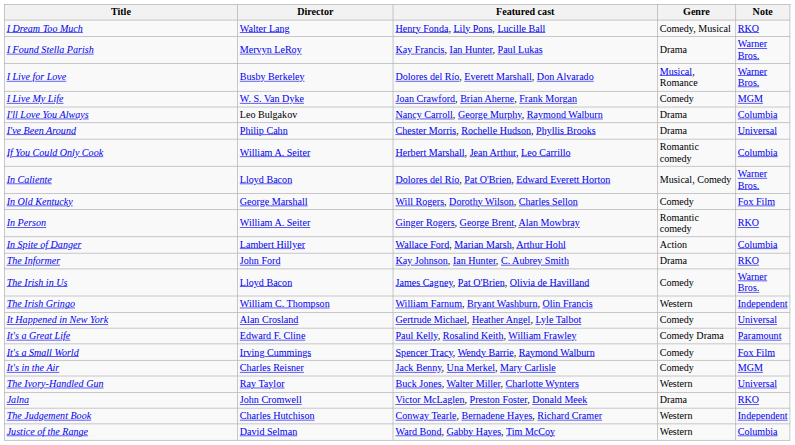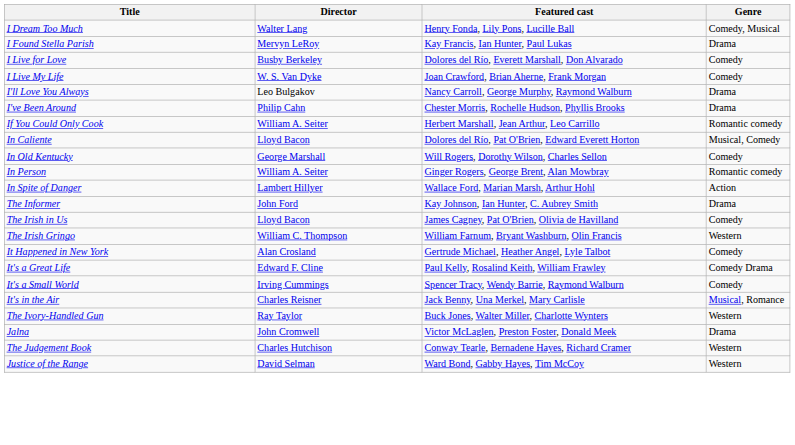- column: (763, 12)
(679, 77) Musical, Romance -> (726, 60) Comedy
(677, 368) Comedy -> (746, 300) Musical, Romance
